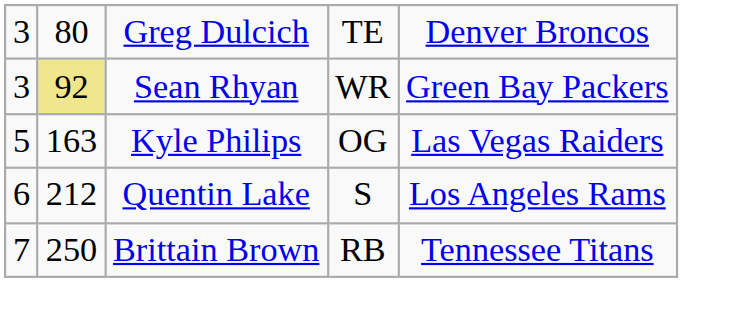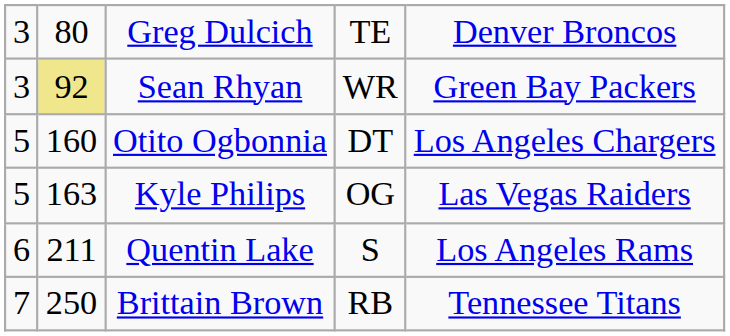+ row: (220, 140)
(72, 194) 212 -> (72, 248) 211
